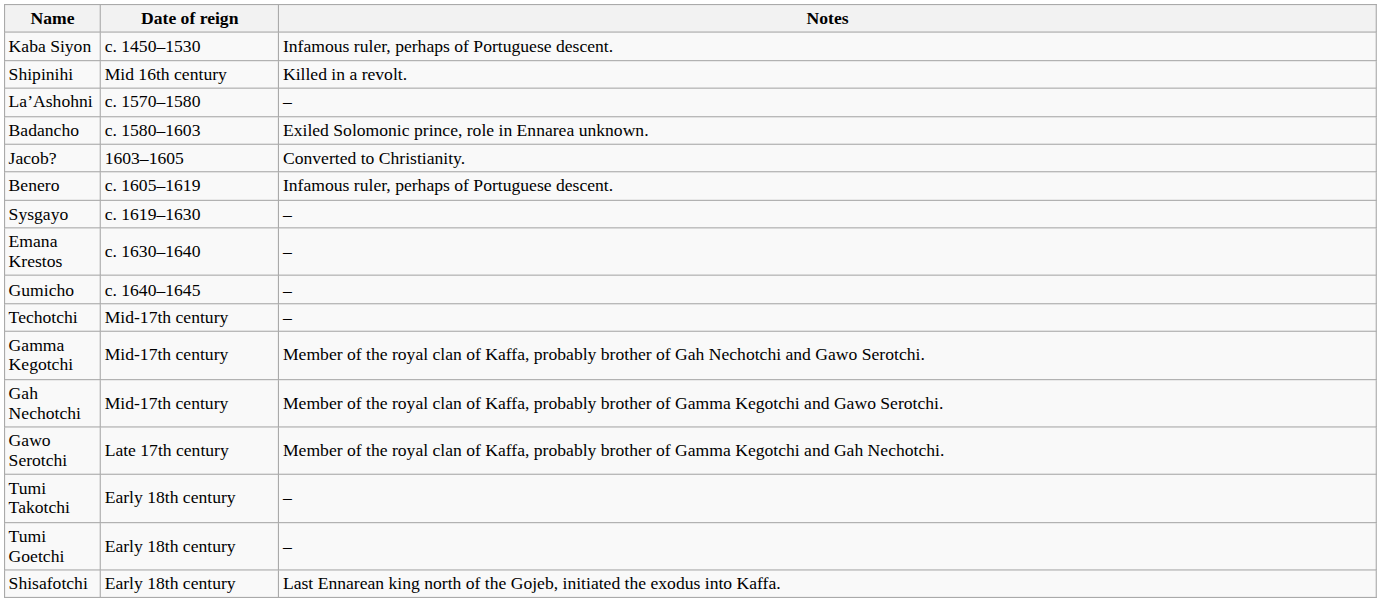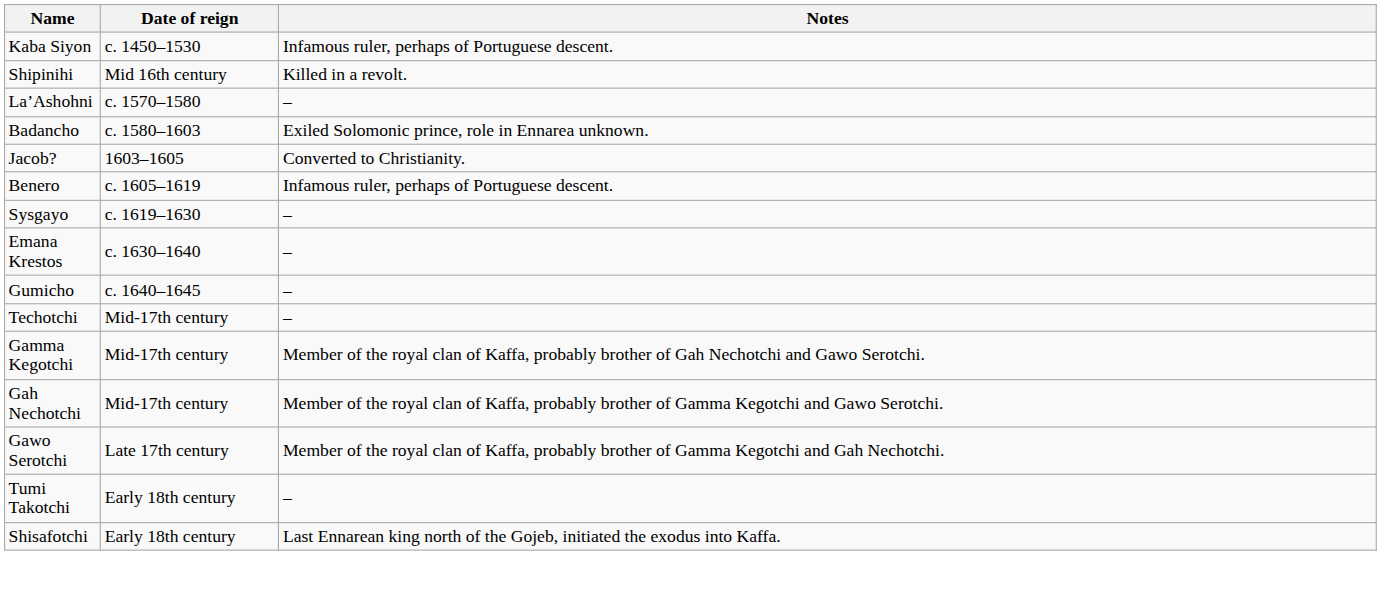- row: (36, 546)
